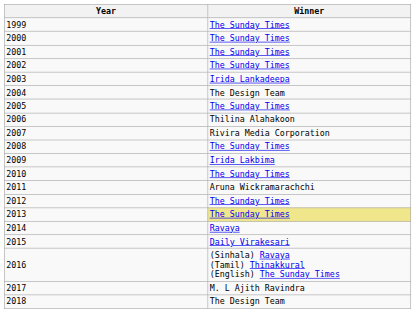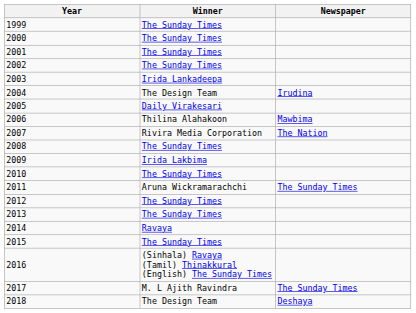+ column: (343, 11)
(250, 106) The Sunday Times -> (182, 106) Daily Virakesari
(250, 214) khaki background -> (182, 214) no background
(250, 242) Daily Virakesari -> (182, 242) The Sunday Times
